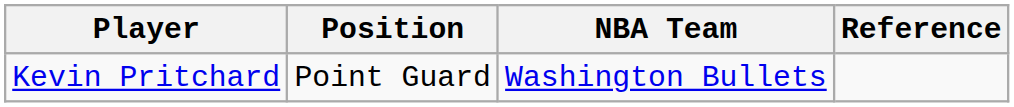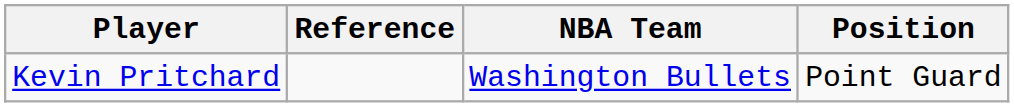columns swapped: (393, 29) <-> (921, 29)
